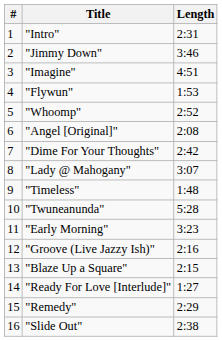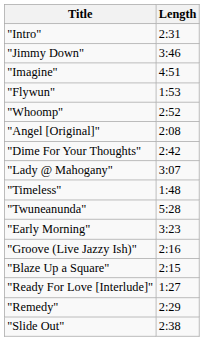- column: (13, 14)
